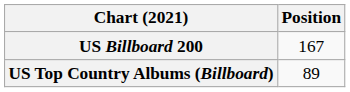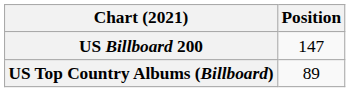(311, 45) 167 -> (311, 45) 147
